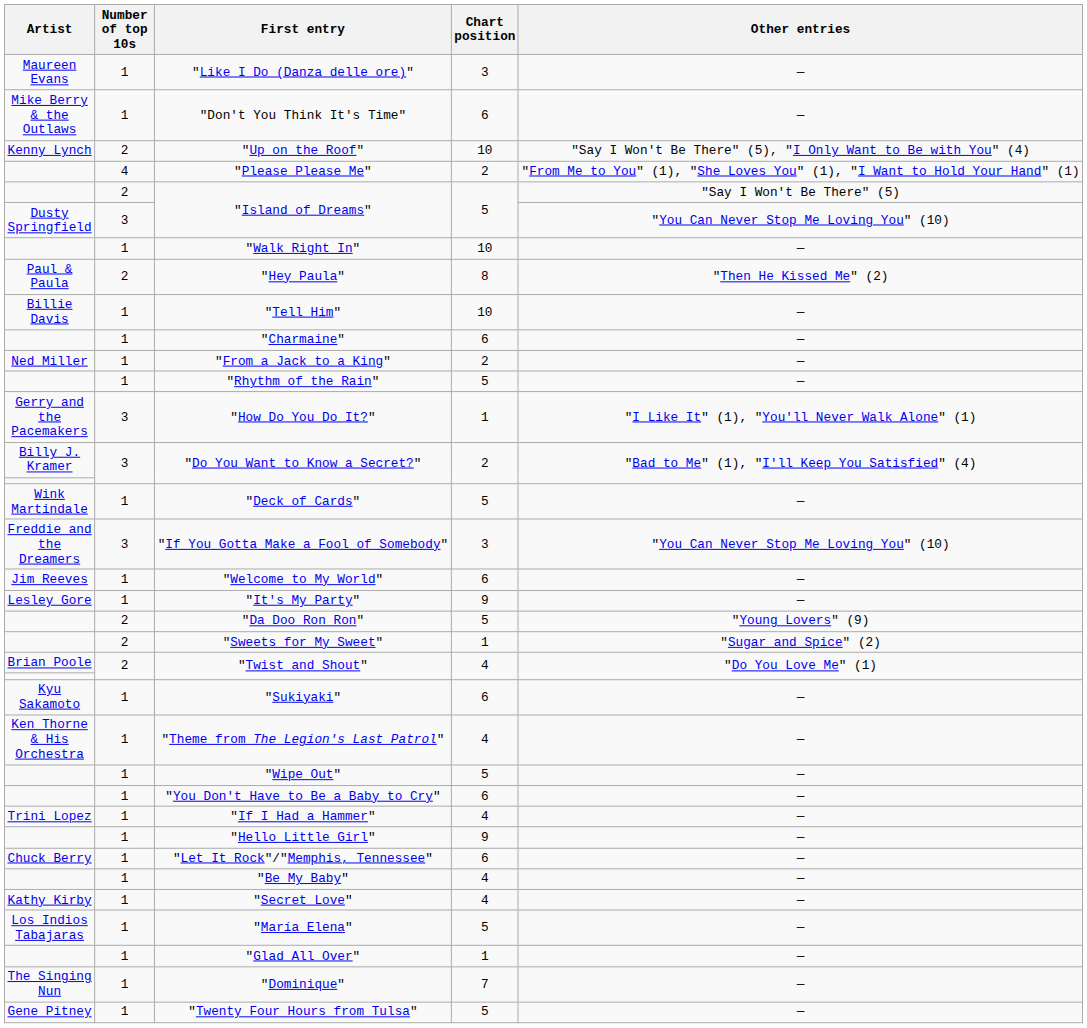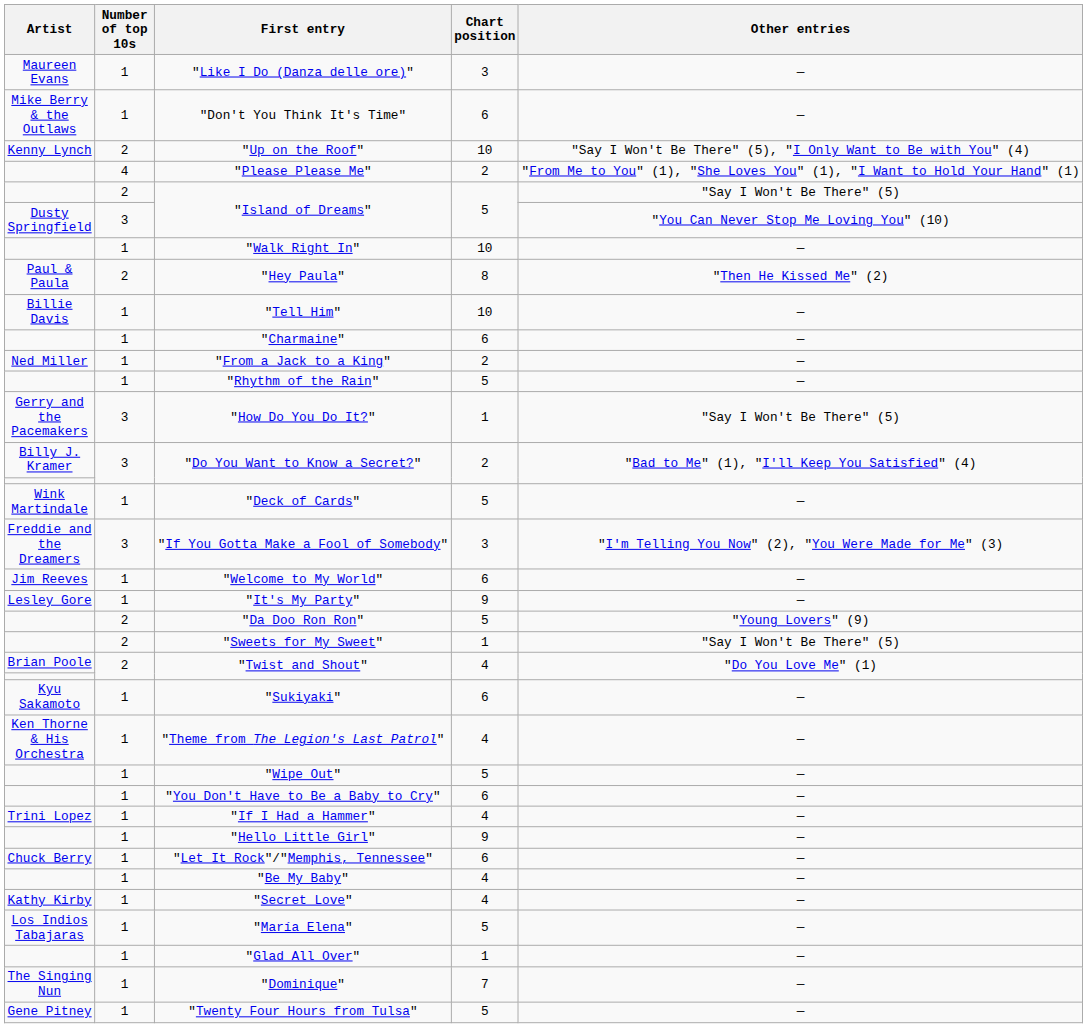(801, 417) "I Like It" (1), "You'll Never Walk Alone" (1) -> (801, 417) "Say I Won't Be There" (5)
(801, 544) "You Can Never Stop Me Loving You" (10) -> (801, 544) "I'm Telling You Now" (2), "You Were Made for Me" (3)
(801, 642) "Sugar and Spice" (2) -> (801, 642) "Say I Won't Be There" (5)
